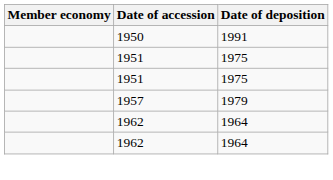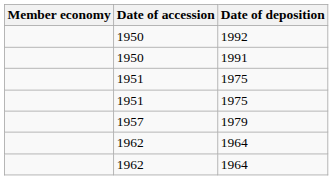+ row: (130, 36)
